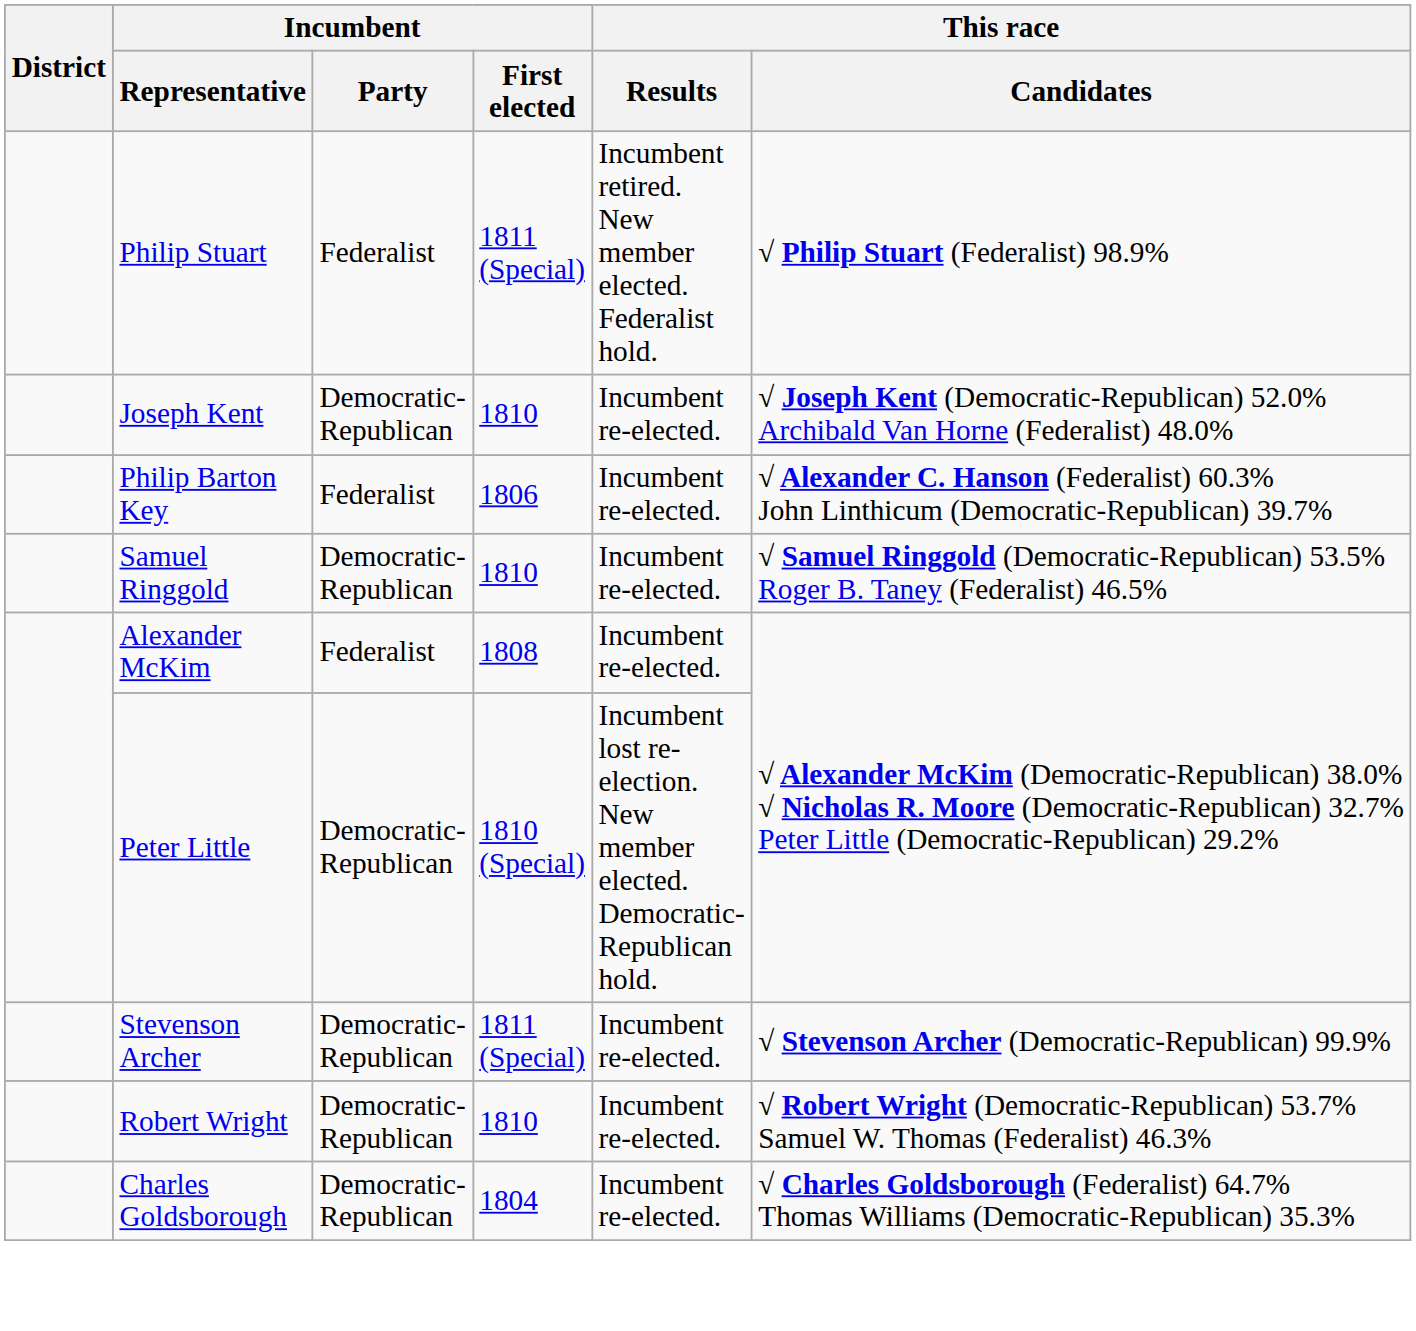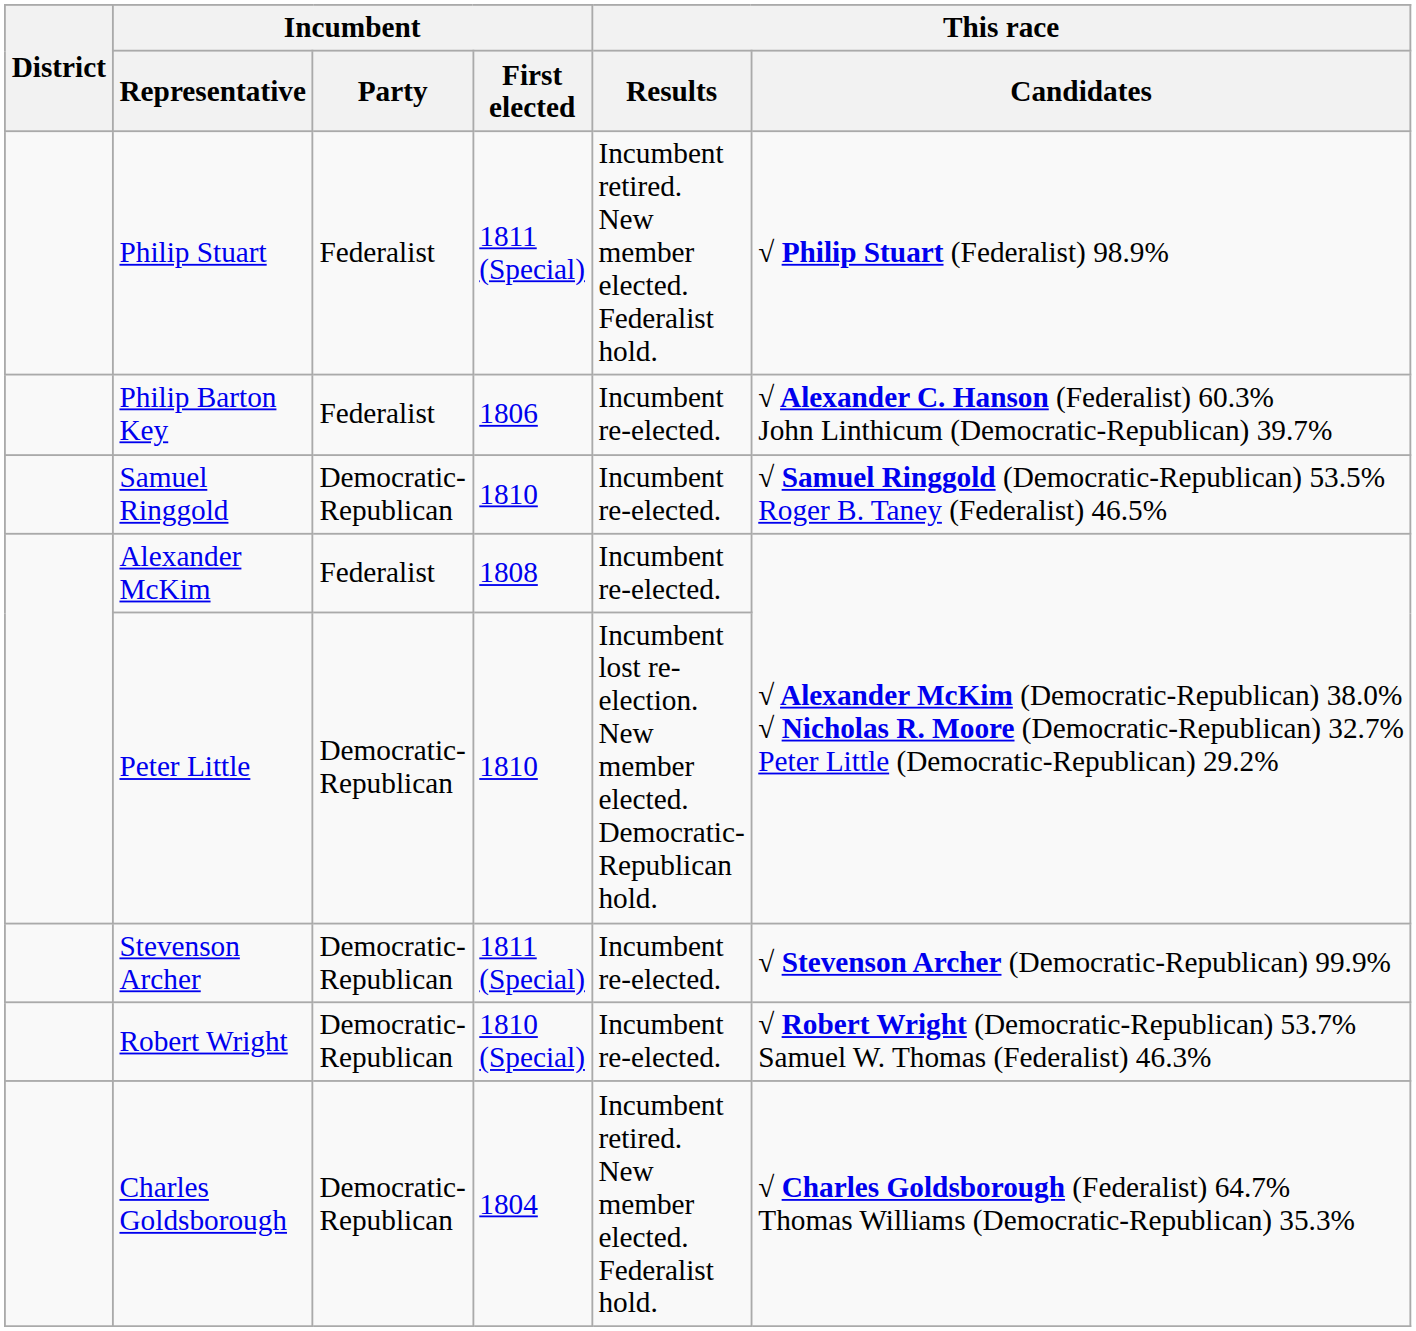- row: (191, 414)
(532, 846) 1810 (Special) -> (509, 767) 1810
(509, 1120) 1810 -> (532, 1041) 1810 (Special)
(661, 1200) Incumbent re-elected. -> (661, 1203) Incumbent retired. New member elected. Federalist hold.
